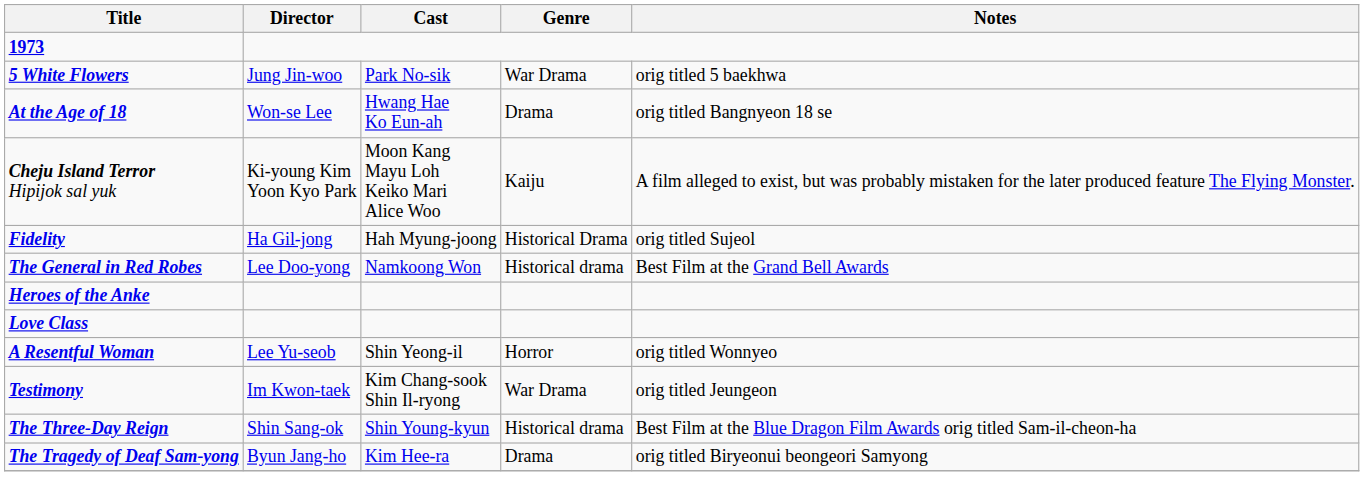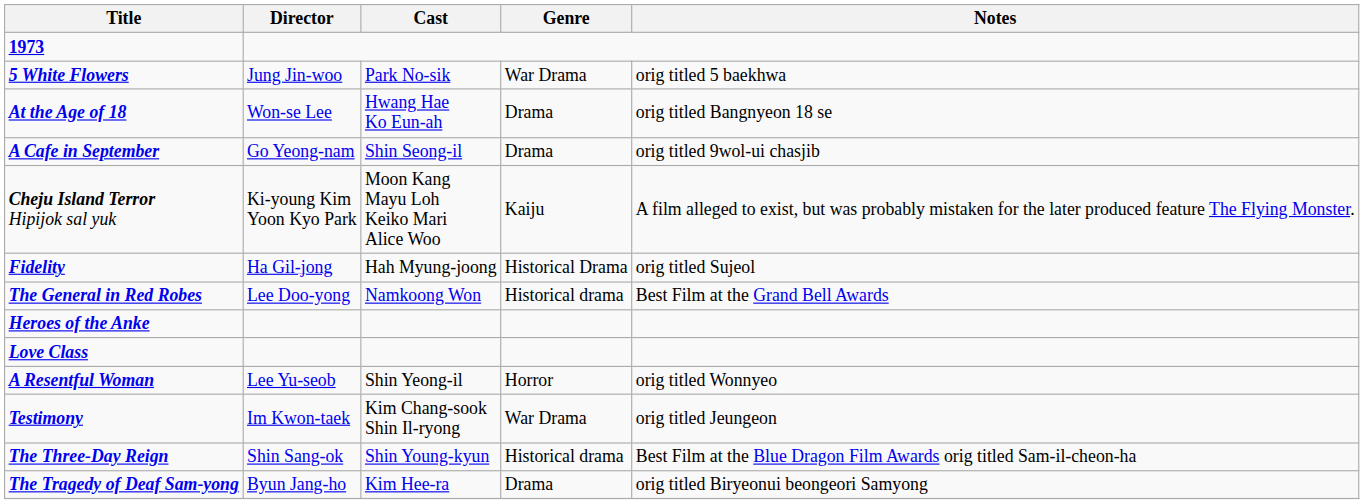+ row: (84, 151)
